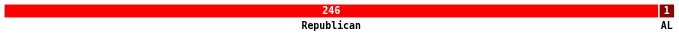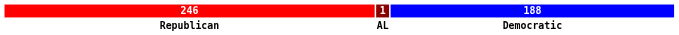+ column: (532, 11)
